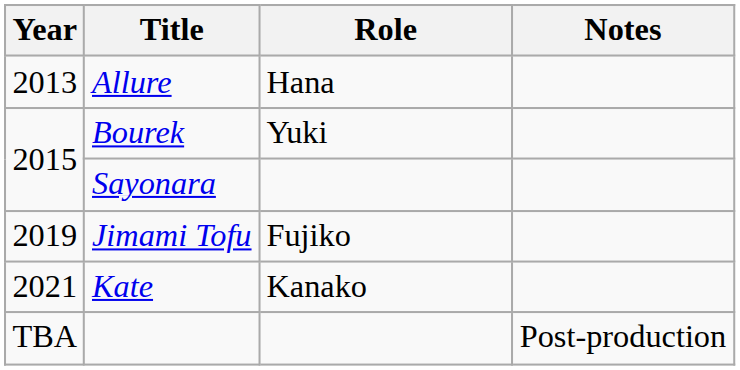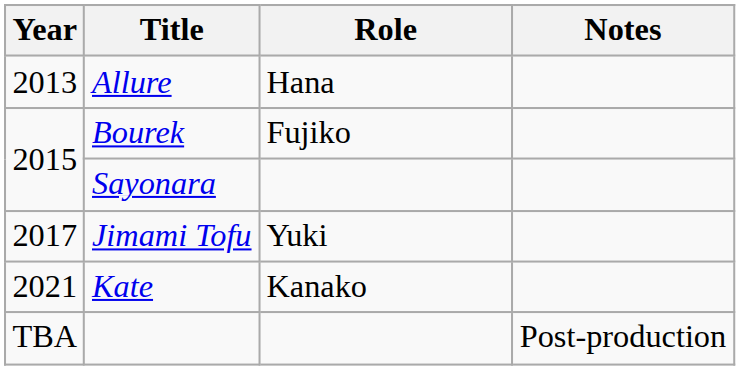(297, 132) Yuki -> (309, 132) Fujiko
(45, 235) 2019 -> (45, 235) 2017
(309, 235) Fujiko -> (297, 235) Yuki
